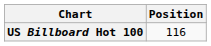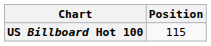(176, 32) 116 -> (176, 32) 115
